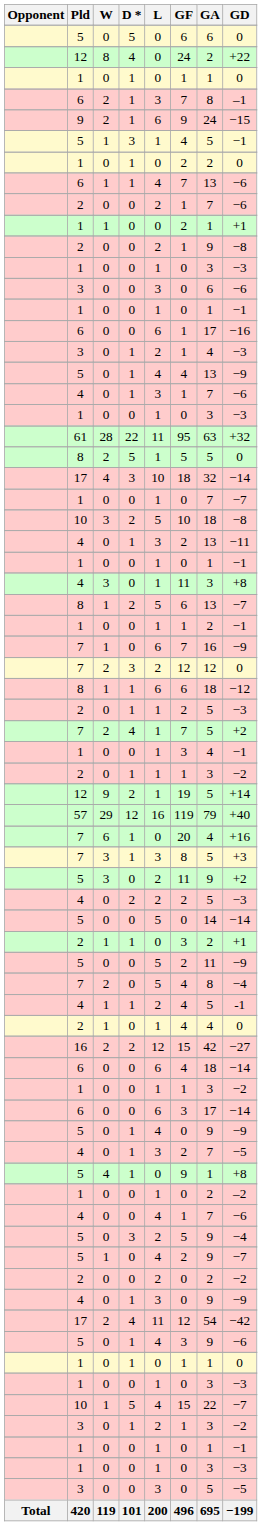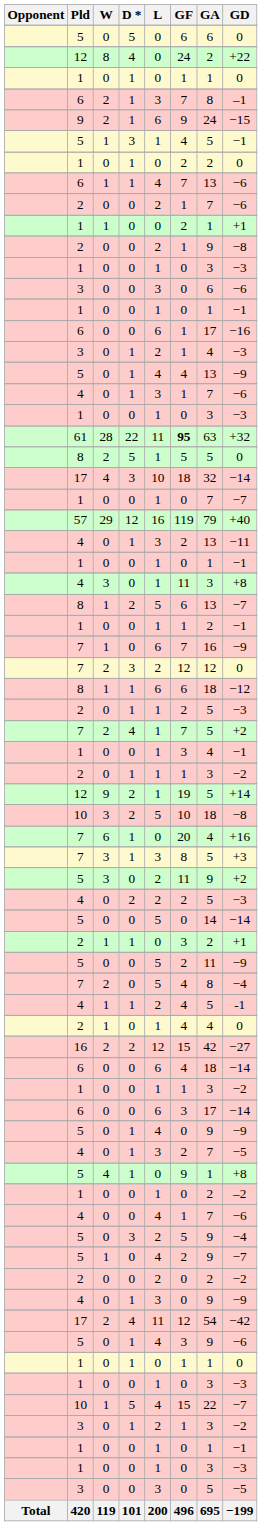(184, 436) normal -> (184, 436) bold
rows swapped: (80, 520) <-> (80, 815)
